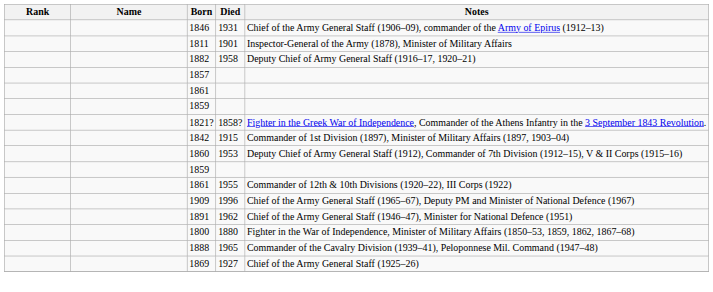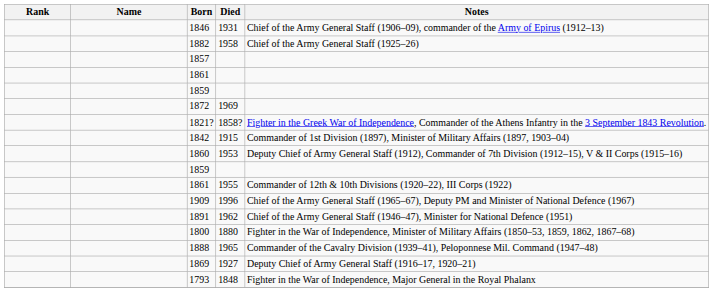- row: (199, 43)
(361, 59) Deputy Chief of Army General Staff (1916–17, 1920–21) -> (333, 43) Chief of the Army General Staff (1925–26)
+ row: (199, 106)
(333, 264) Chief of the Army General Staff (1925–26) -> (361, 264) Deputy Chief of Army General Staff (1916–17, 1920–21)
+ row: (199, 279)
